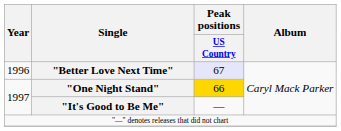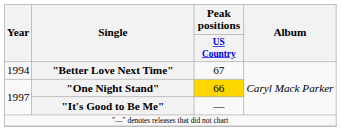(18, 70) 1996 -> (18, 70) 1994
(219, 70) lavender background -> (219, 70) no background
